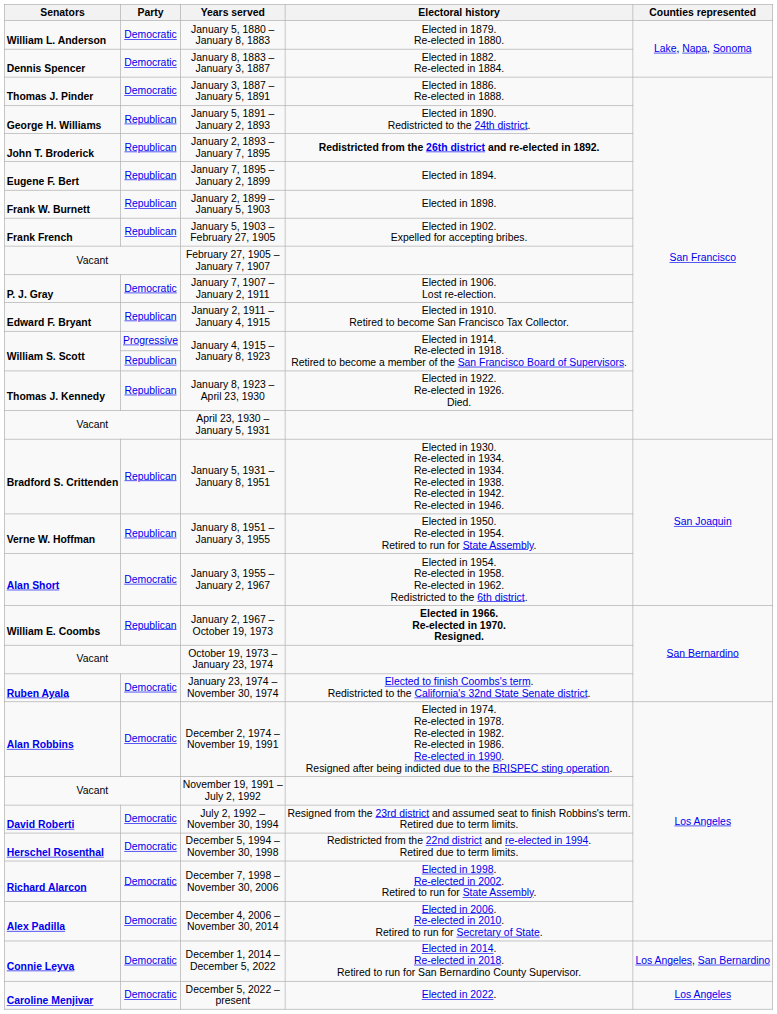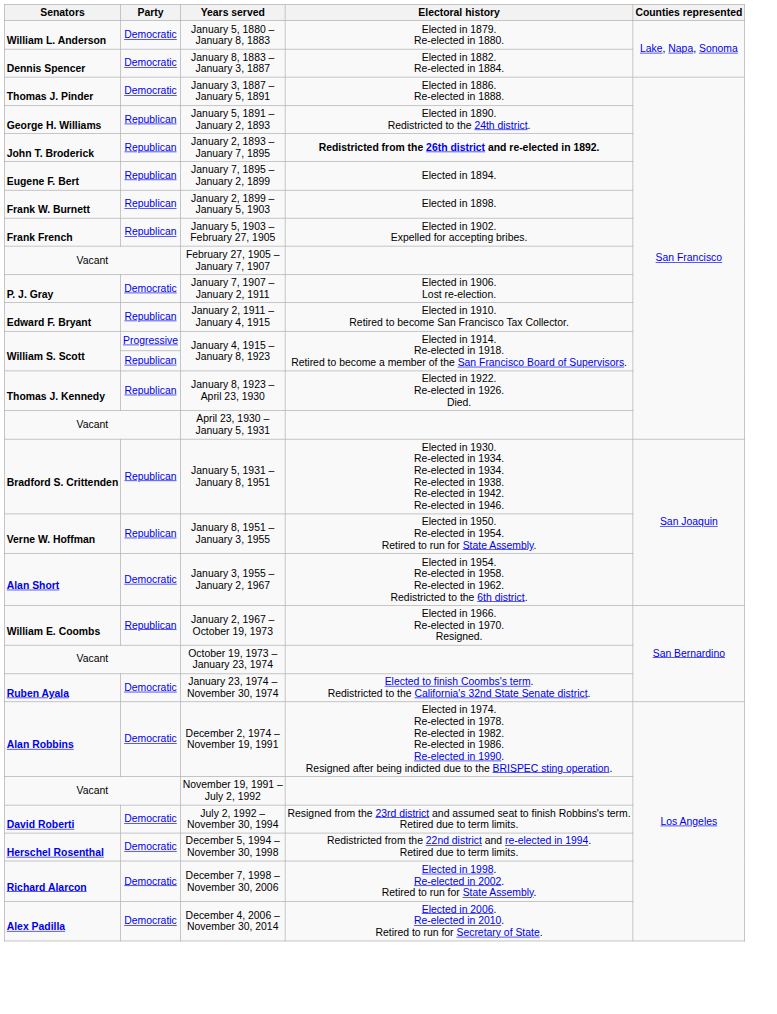(459, 625) bold -> (459, 625) normal
- row: (150, 961)
- row: (150, 995)
